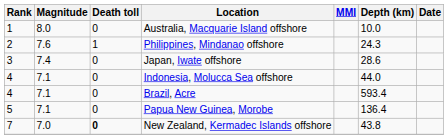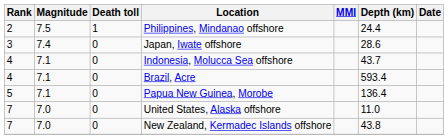- row: (225, 28)
(44, 45) 7.6 -> (44, 28) 7.5
(371, 45) 24.3 -> (371, 28) 24.4
(371, 77) 44.0 -> (371, 61) 43.7
+ row: (212, 110)
(95, 126) bold -> (95, 126) normal
